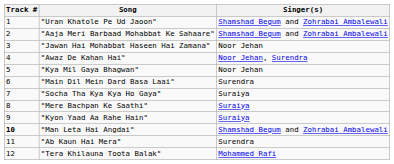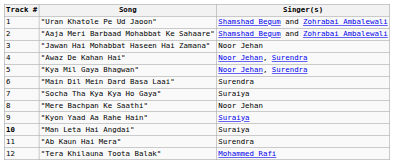(241, 70) Noor Jehan -> (263, 70) Noor Jehan, Surendra
(234, 106) Suraiya -> (241, 106) Noor Jehan
(303, 130) Shamshad Begum and Zohrabai Ambalewali -> (234, 130) Suraiya
